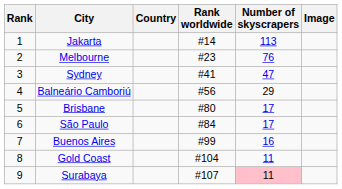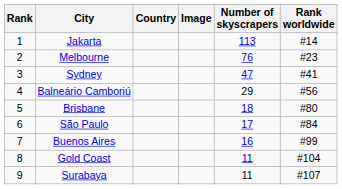columns swapped: (319, 18) <-> (207, 18)
(268, 108) 17 -> (247, 108) 18
(268, 175) pink background -> (247, 175) no background
